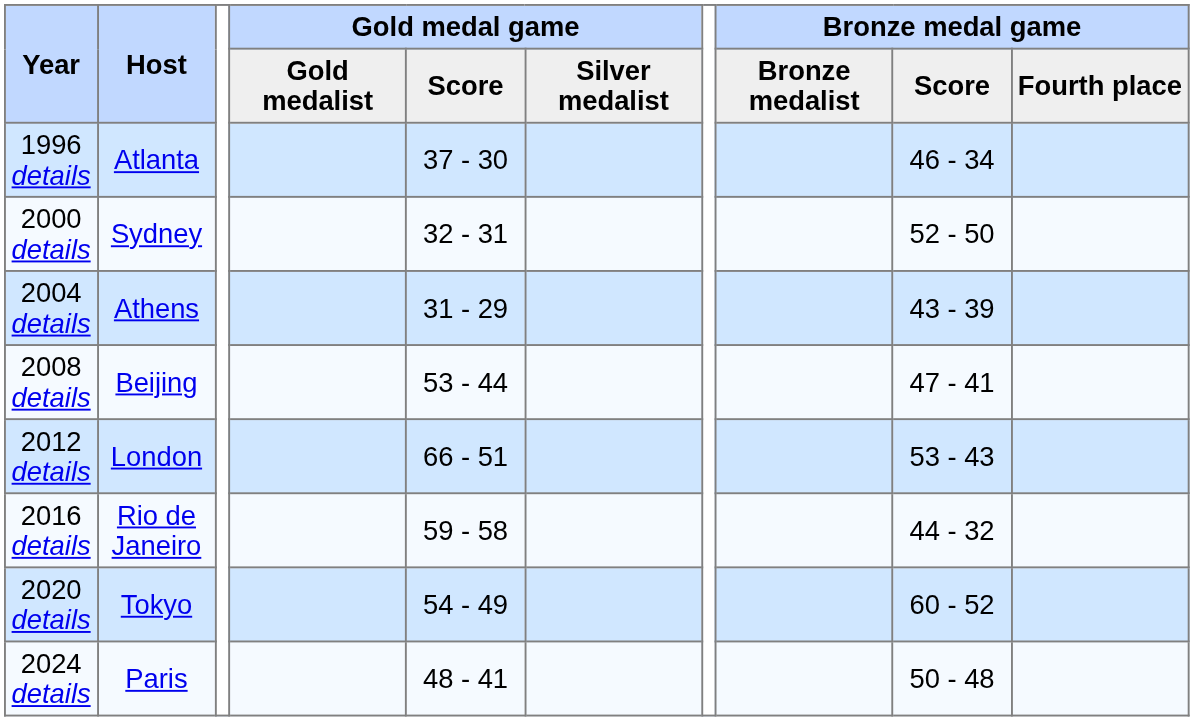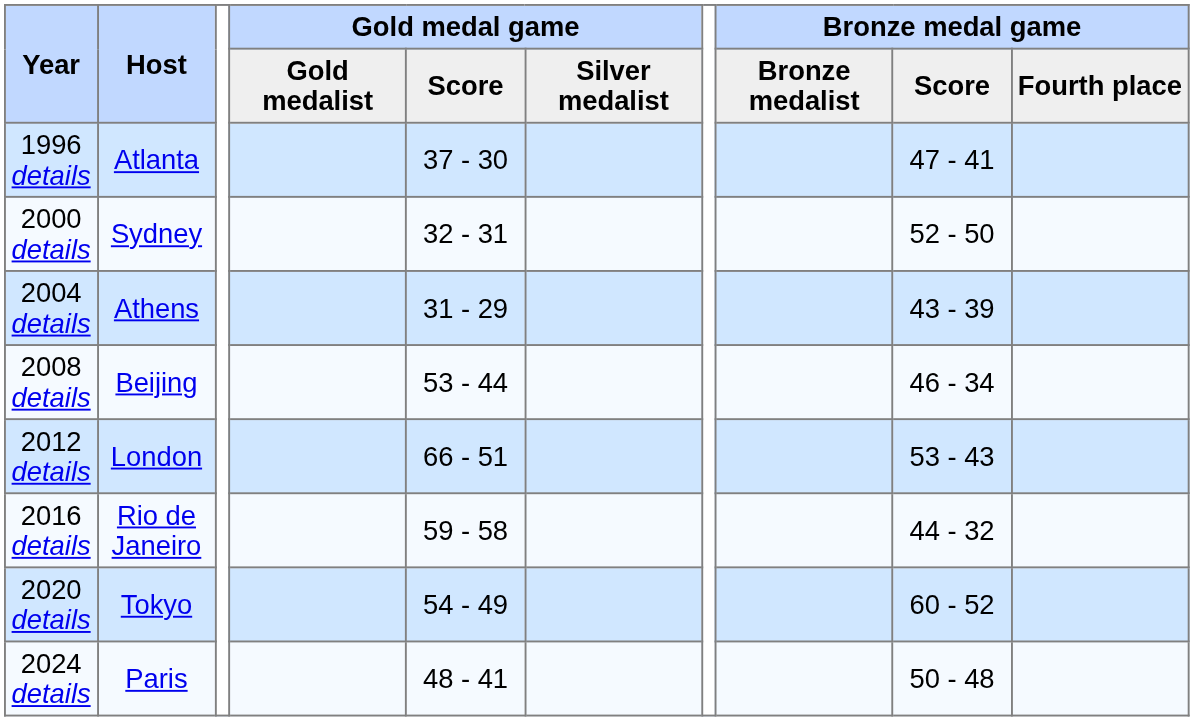(952, 160) 46 - 34 -> (952, 160) 47 - 41
(952, 382) 47 - 41 -> (952, 382) 46 - 34
